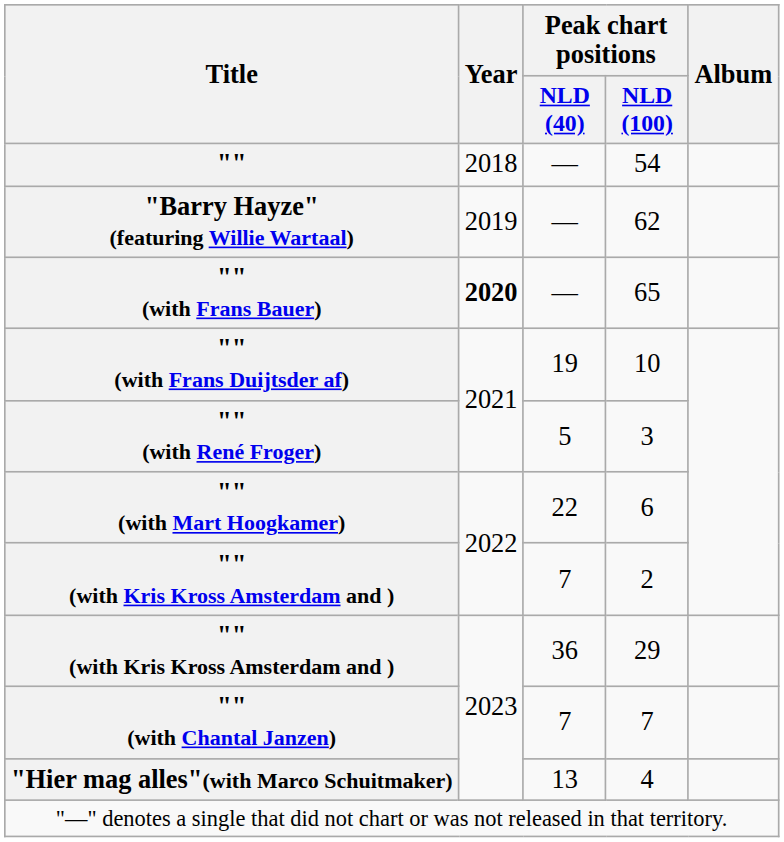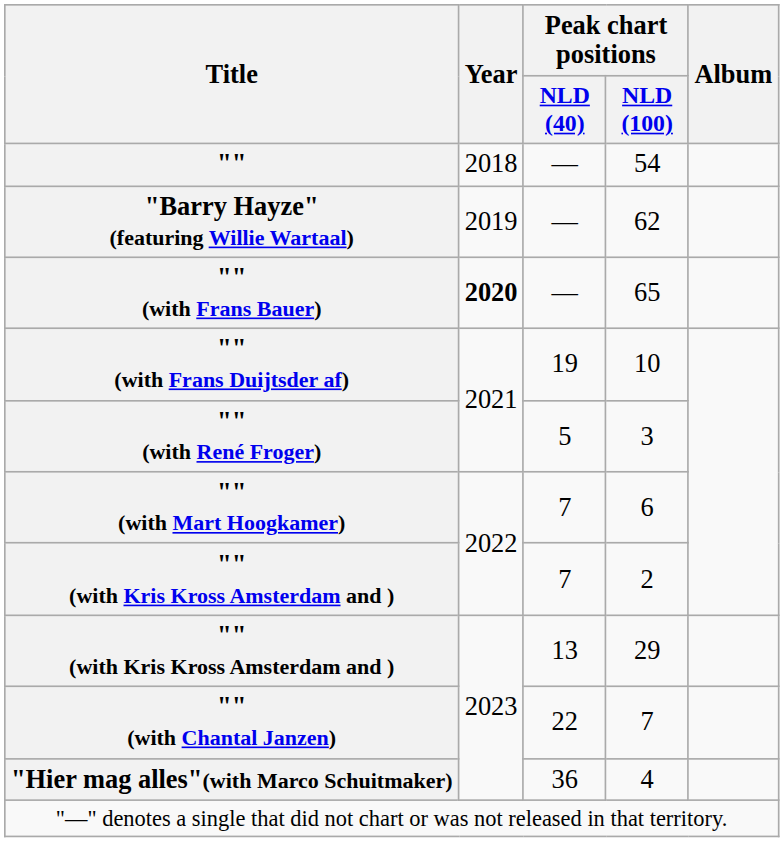(565, 507) 22 -> (565, 507) 7
(565, 650) 36 -> (565, 650) 13
(565, 721) 7 -> (565, 721) 22
(565, 778) 13 -> (565, 778) 36
